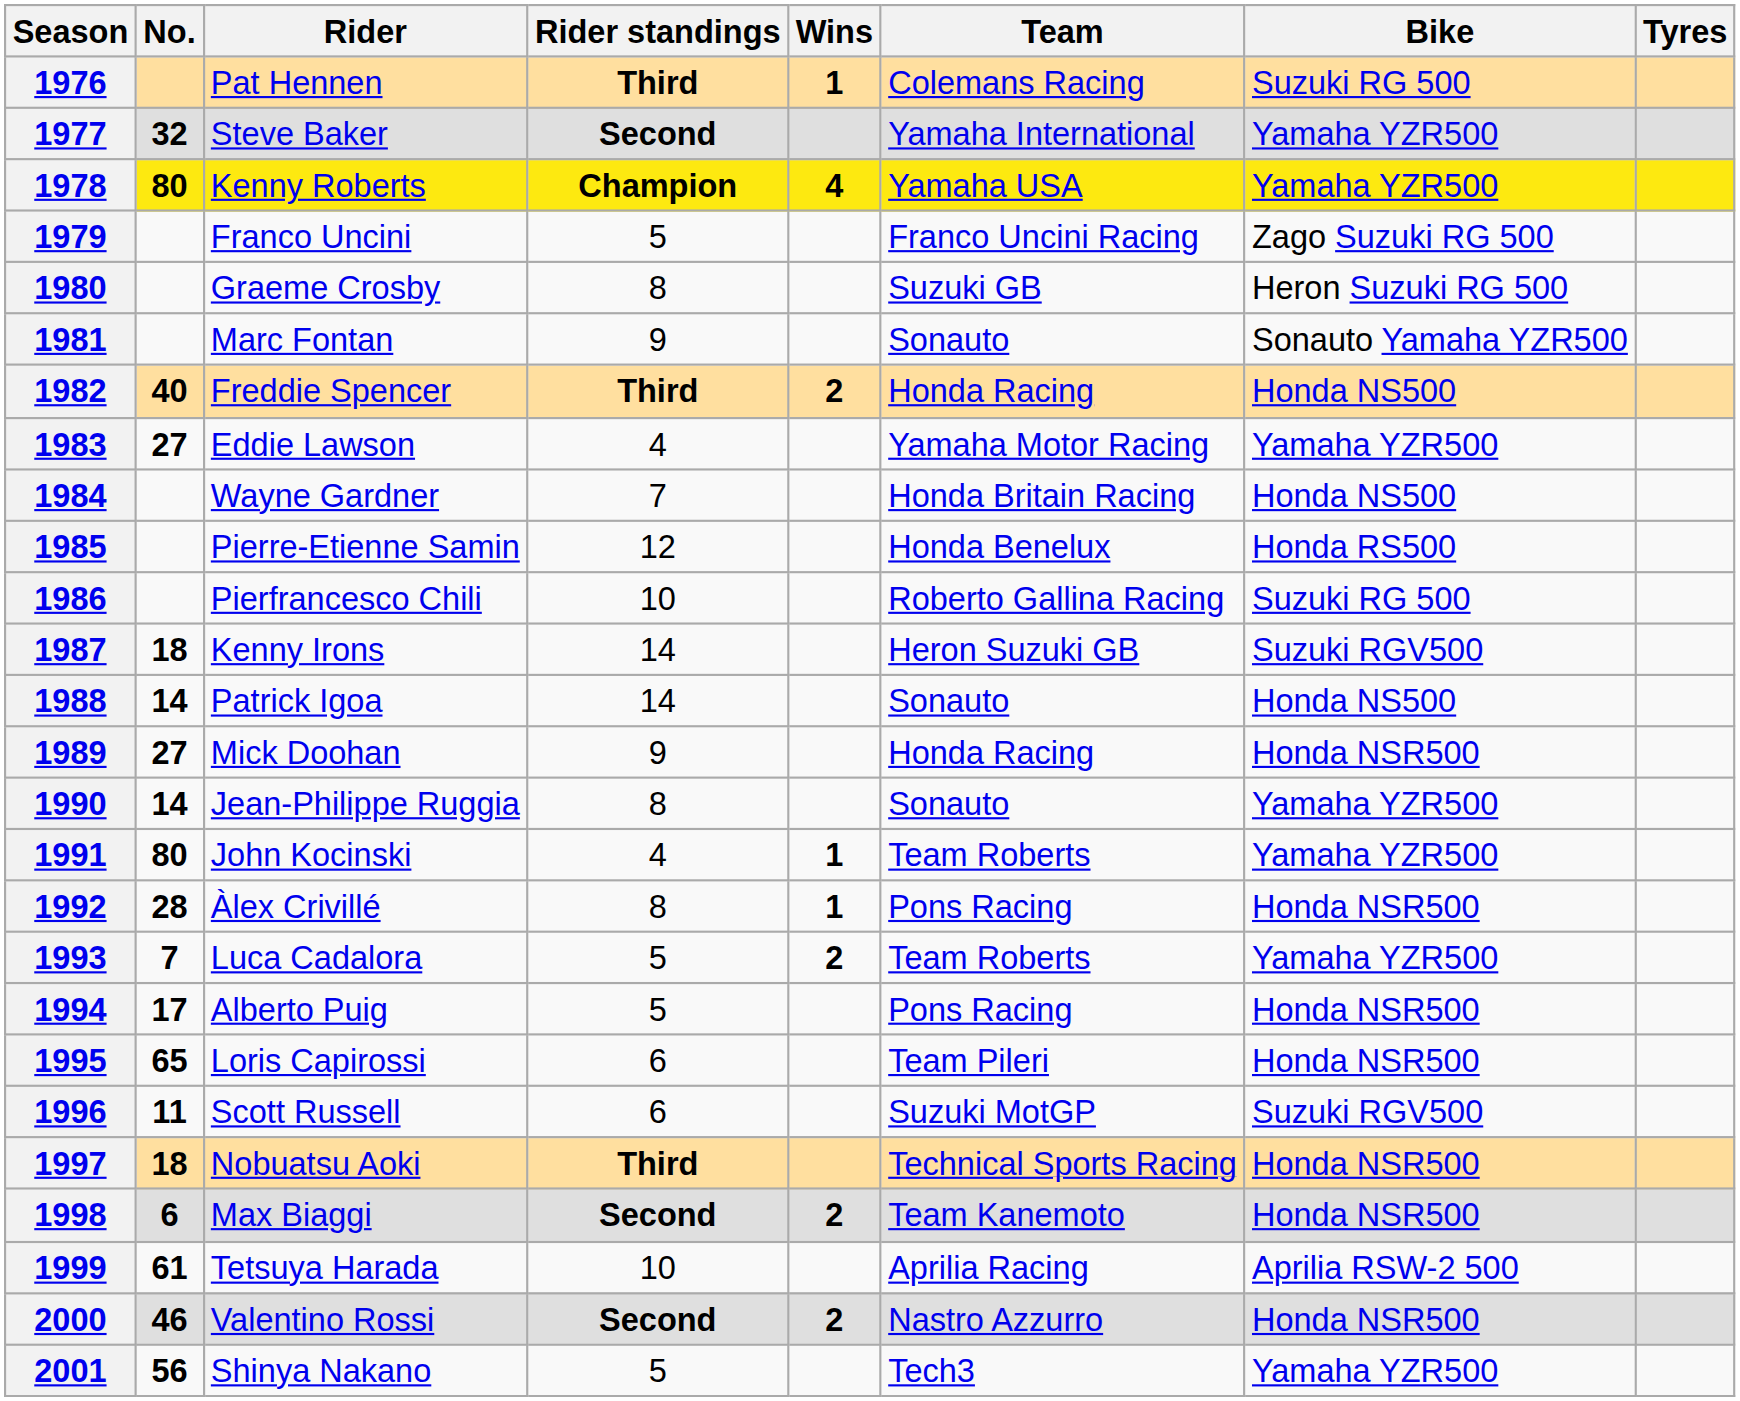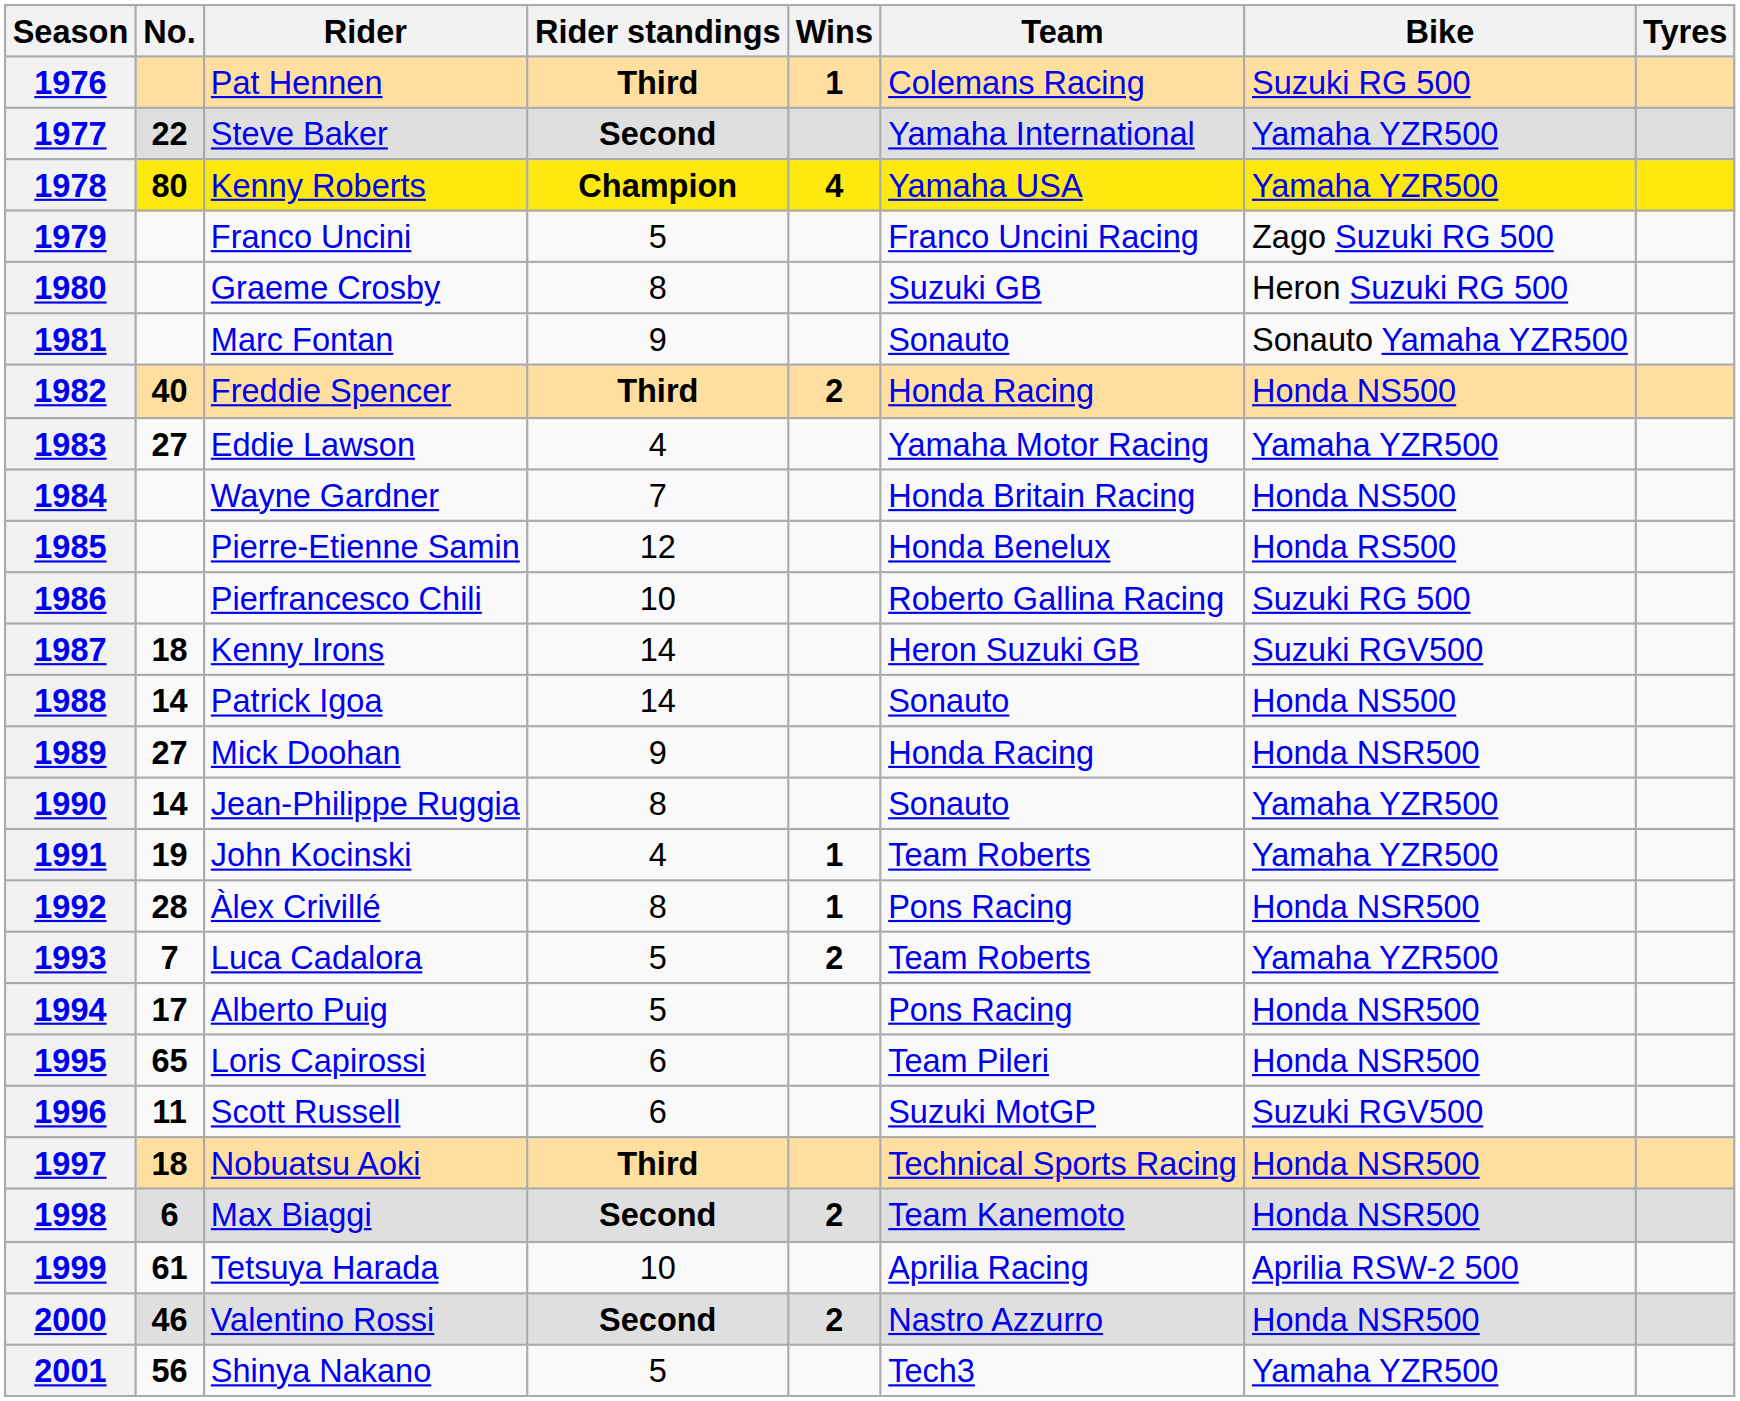(170, 134) 32 -> (170, 134) 22
(170, 855) 80 -> (170, 855) 19
